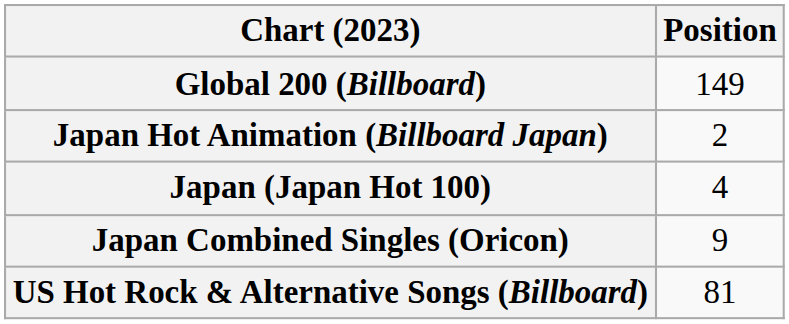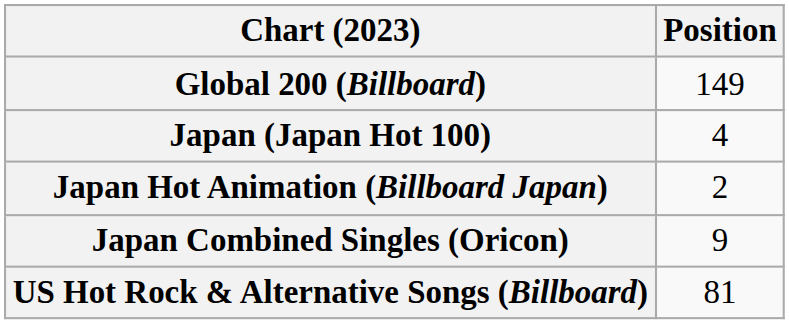rows swapped: (330, 187) <-> (330, 135)
